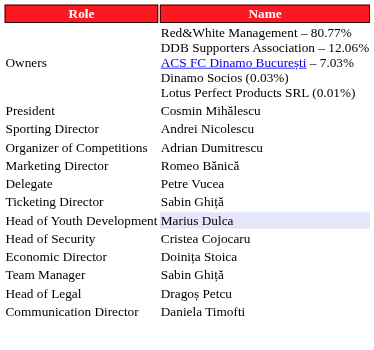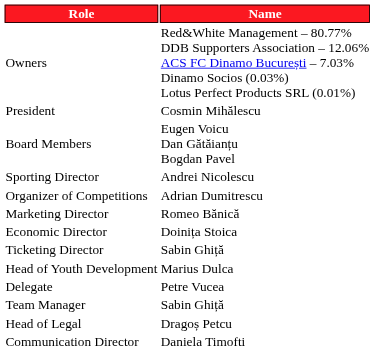+ row: (48, 144)
rows swapped: (56, 257) <-> (29, 184)
(197, 220) lavender background -> (197, 268) no background
- row: (50, 238)
